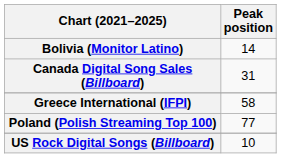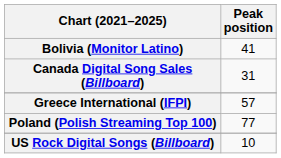(248, 48) 14 -> (248, 48) 41
(248, 103) 58 -> (248, 103) 57
